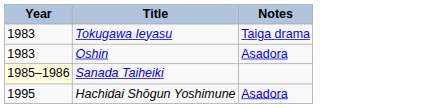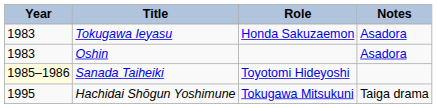+ column: (298, 14)
(276, 34) Taiga drama -> (383, 34) Asadora
(265, 93) Asadora -> (394, 93) Taiga drama
